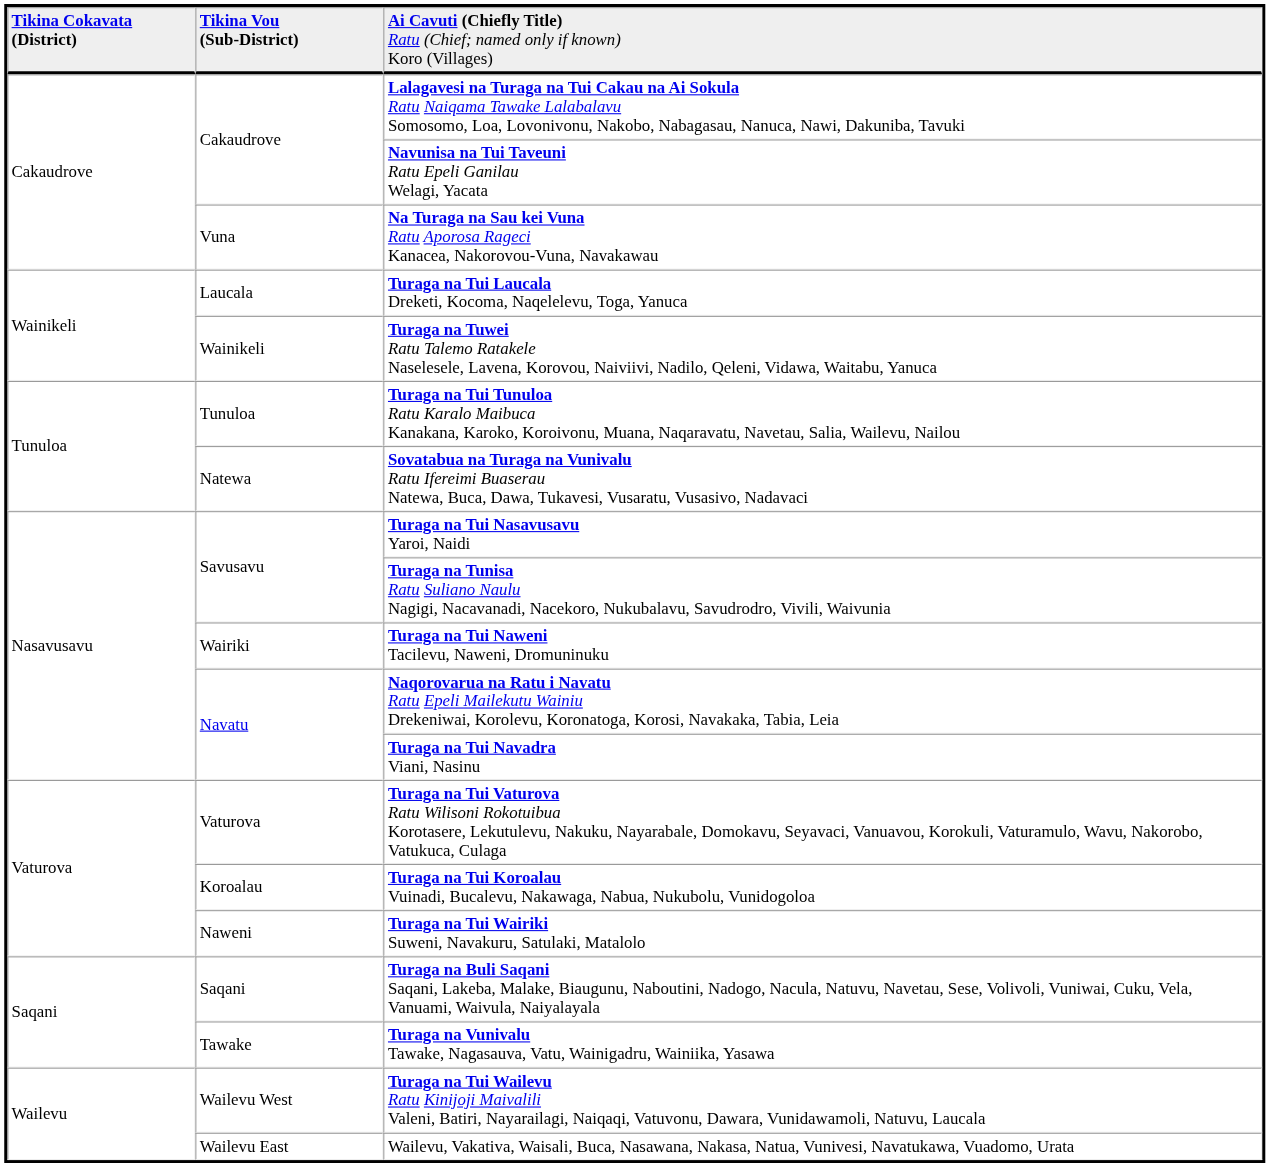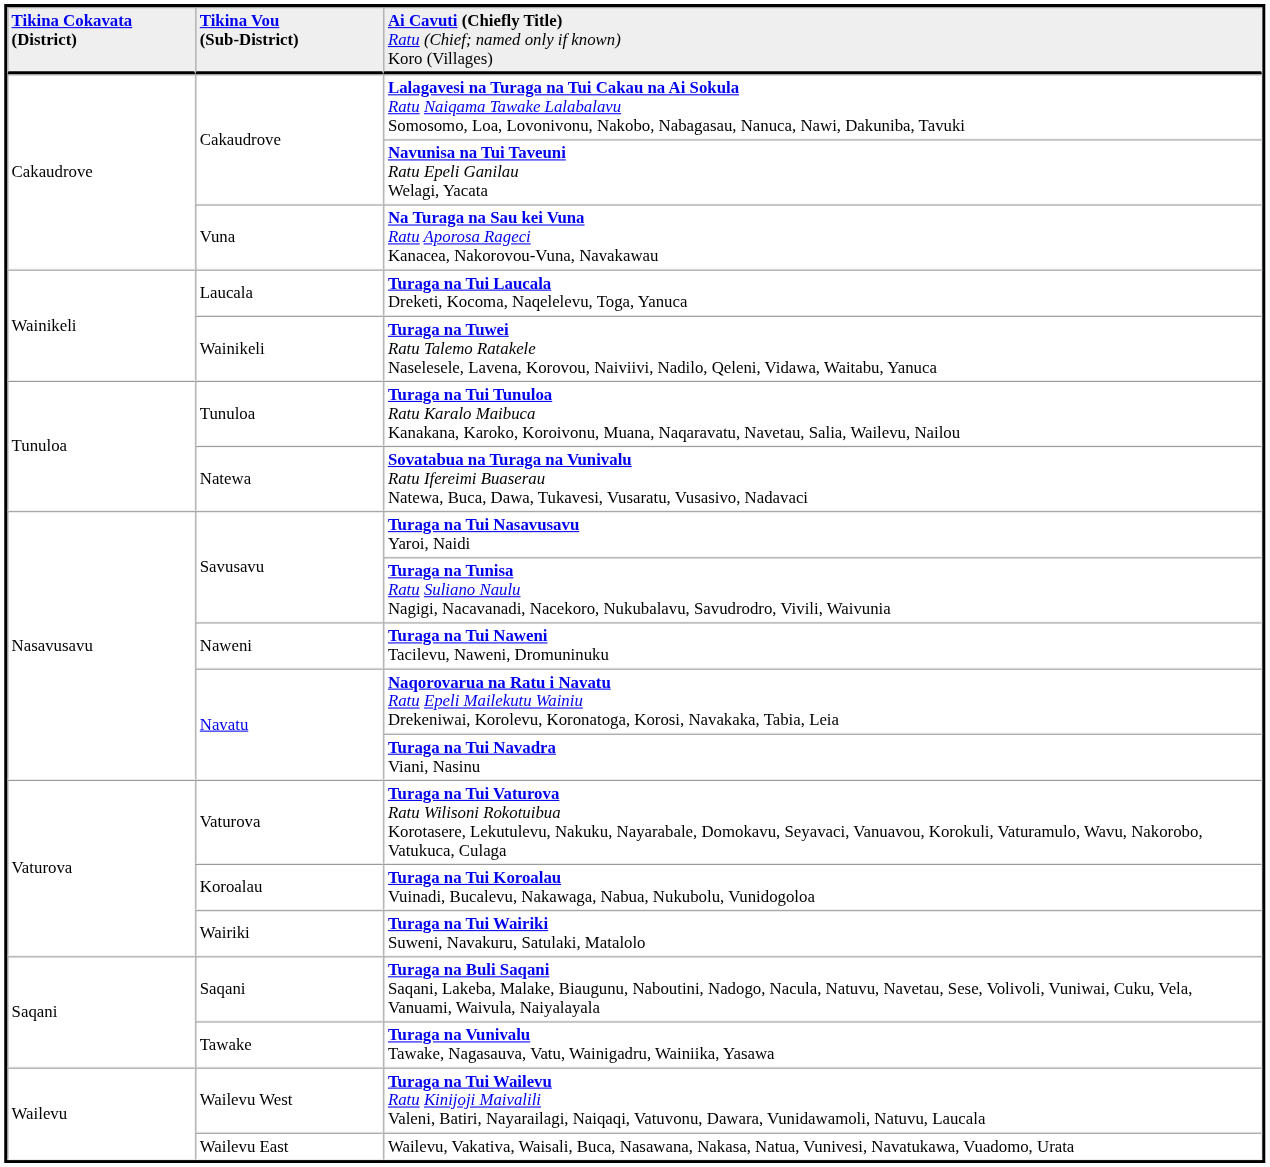(225, 645) Wairiki -> (226, 645) Naweni
(226, 933) Naweni -> (225, 933) Wairiki
